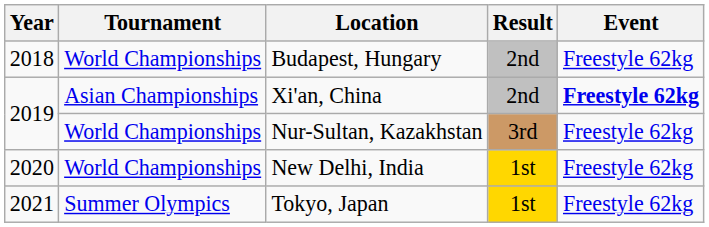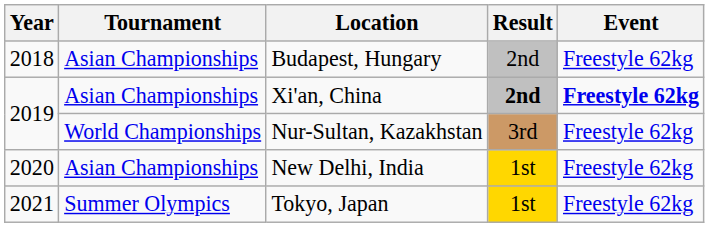(163, 59) World Championships -> (161, 59) Asian Championships
(523, 95) normal -> (523, 95) bold
(163, 168) World Championships -> (161, 168) Asian Championships
